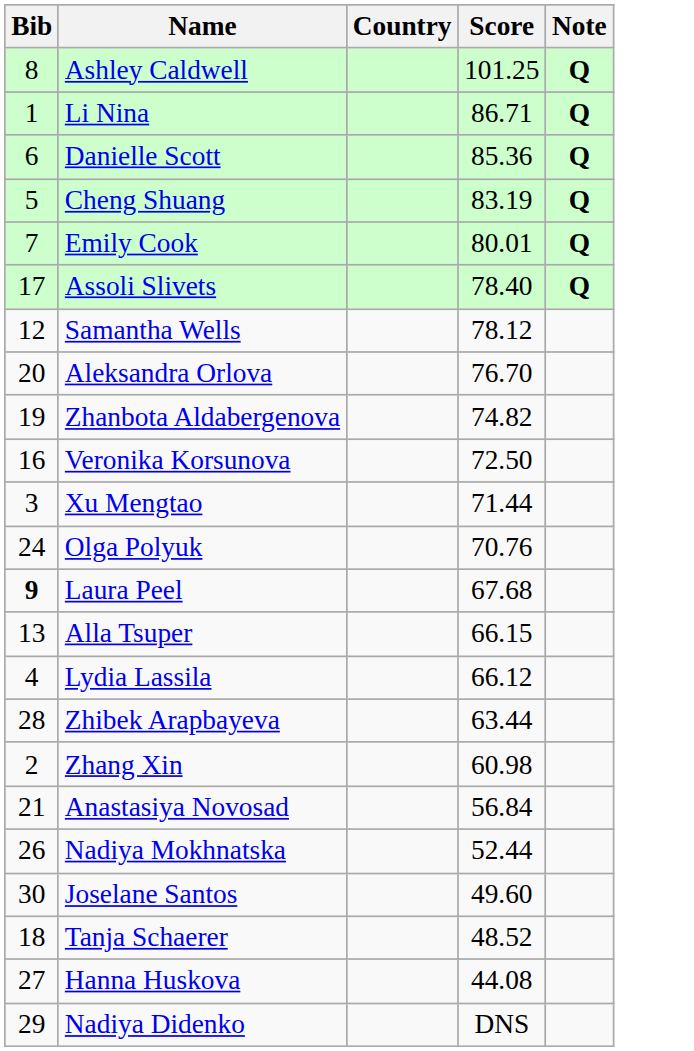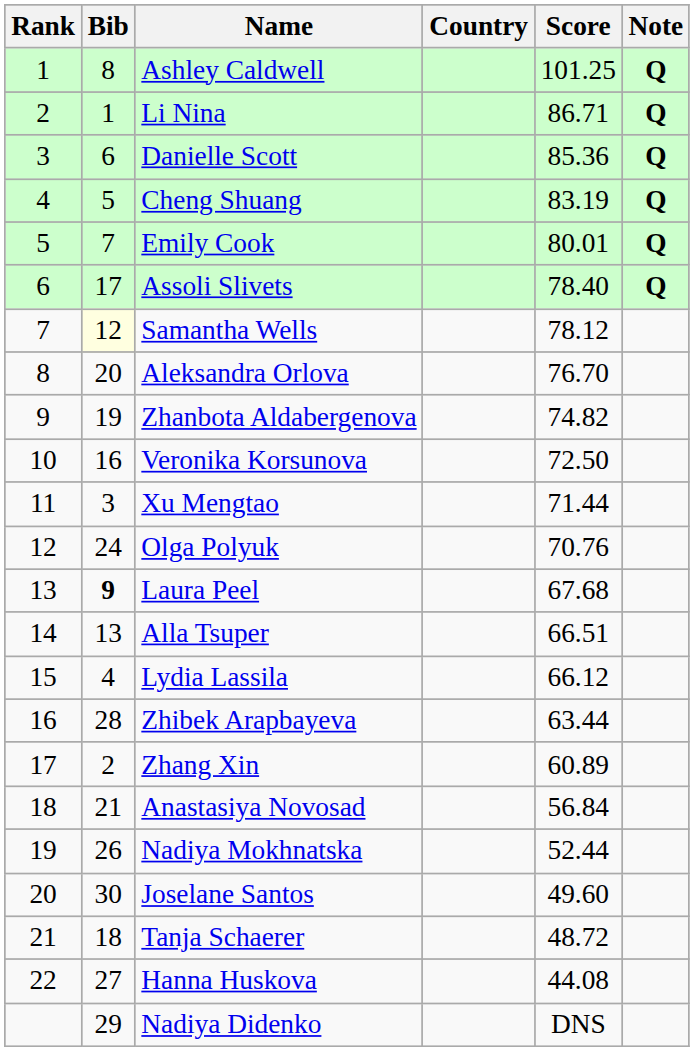+ column: (43, 26)
(32, 329) no background -> (108, 329) lightyellow background
(502, 633) 66.15 -> (578, 633) 66.51
(502, 763) 60.98 -> (578, 763) 60.89
(502, 937) 48.52 -> (578, 937) 48.72
